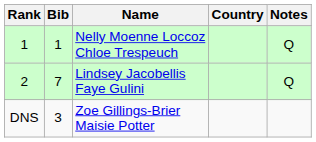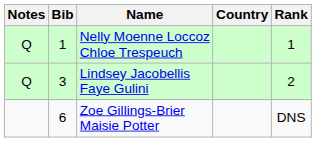columns swapped: (24, 15) <-> (289, 15)
(58, 81) 7 -> (63, 81) 3
(58, 118) 3 -> (63, 118) 6
